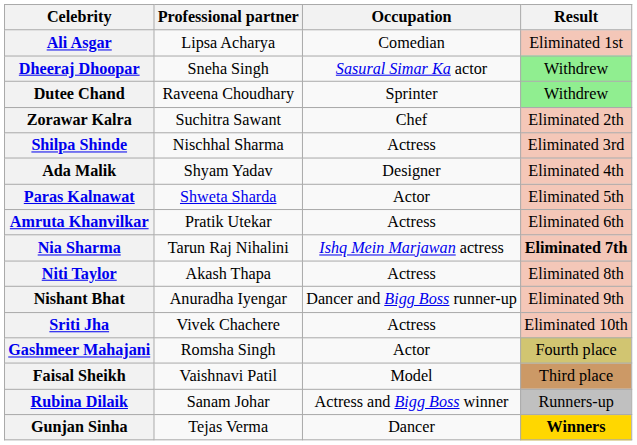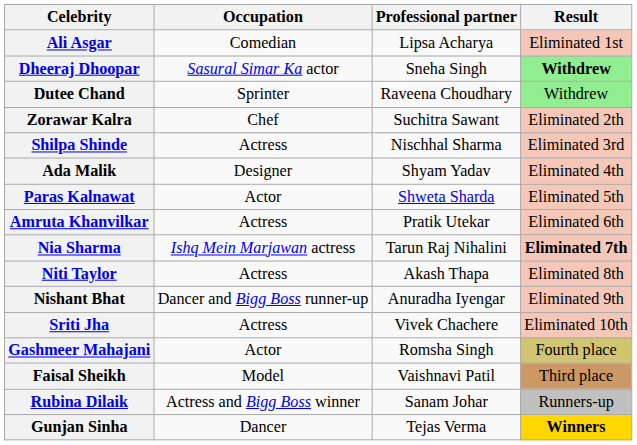columns swapped: (412, 17) <-> (228, 17)
(576, 68) normal -> (576, 68) bold
